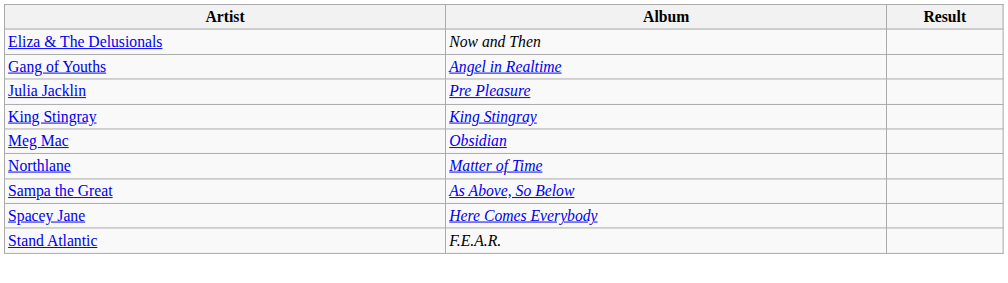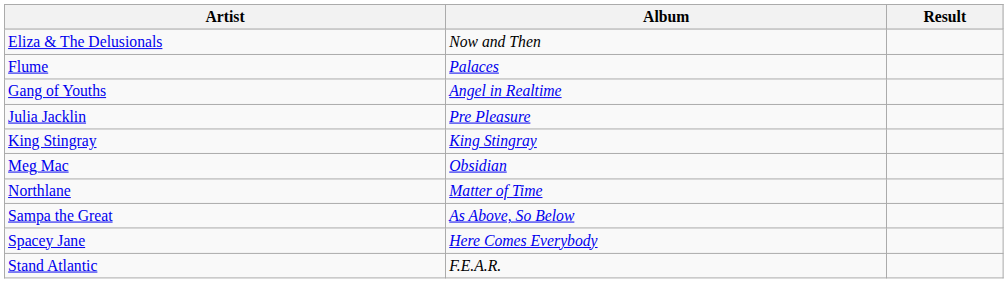+ row: (28, 66)
